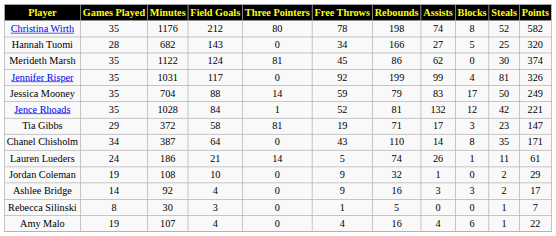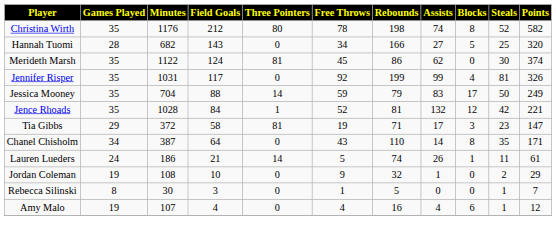- row: (42, 191)
(535, 223) 22 -> (535, 207) 12
